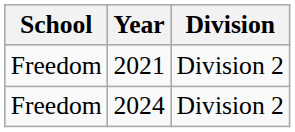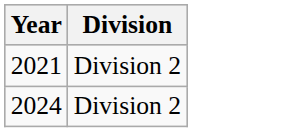- column: (56, 24)
